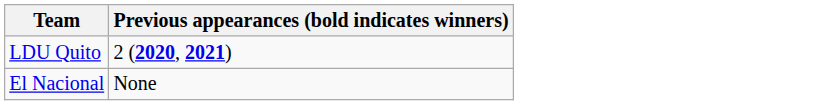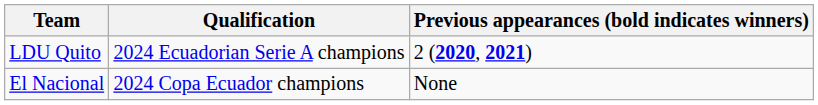+ column: (259, 20)
